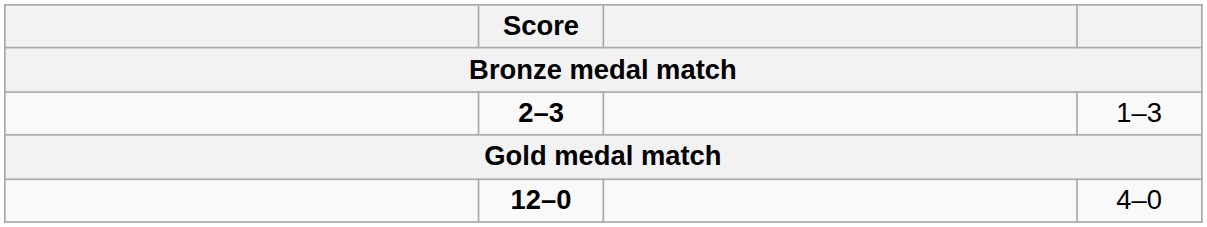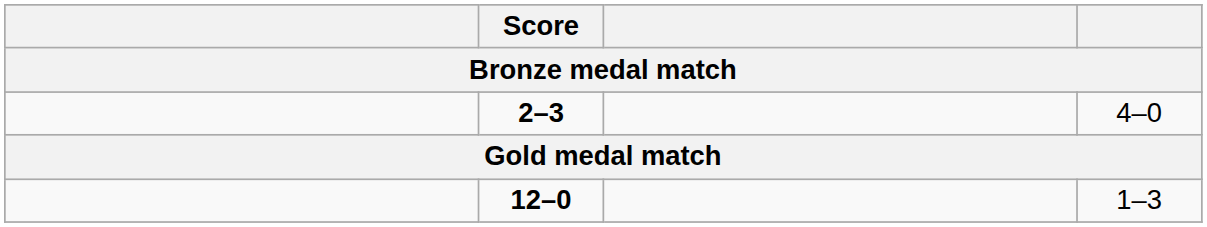(1139, 112) 1–3 -> (1139, 112) 4–0
(1139, 199) 4–0 -> (1139, 199) 1–3
